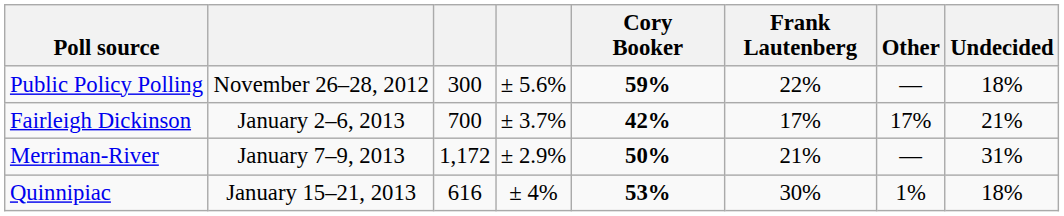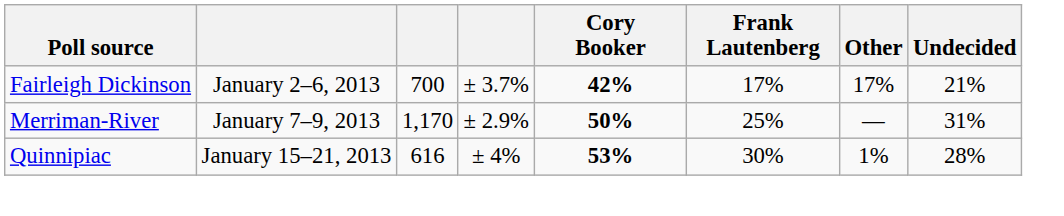- row: (107, 84)
(465, 156) 1,172 -> (428, 120) 1,170
(800, 156) 21% -> (763, 120) 25%
(1002, 192) 18% -> (965, 156) 28%
